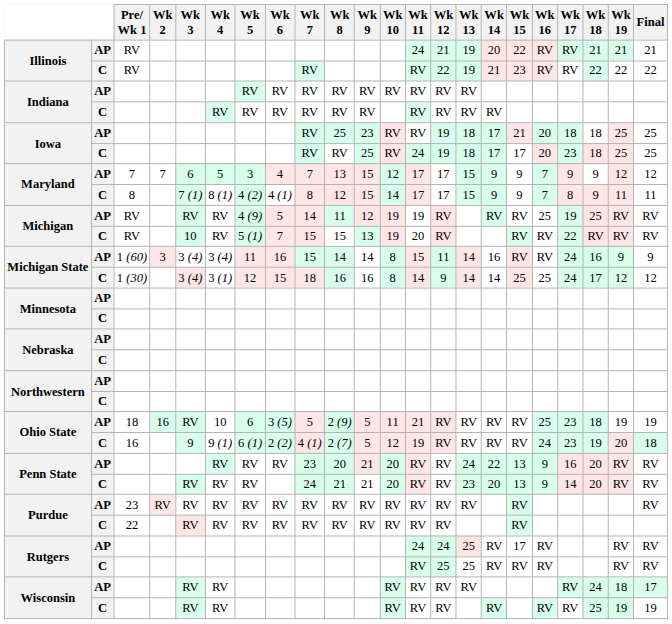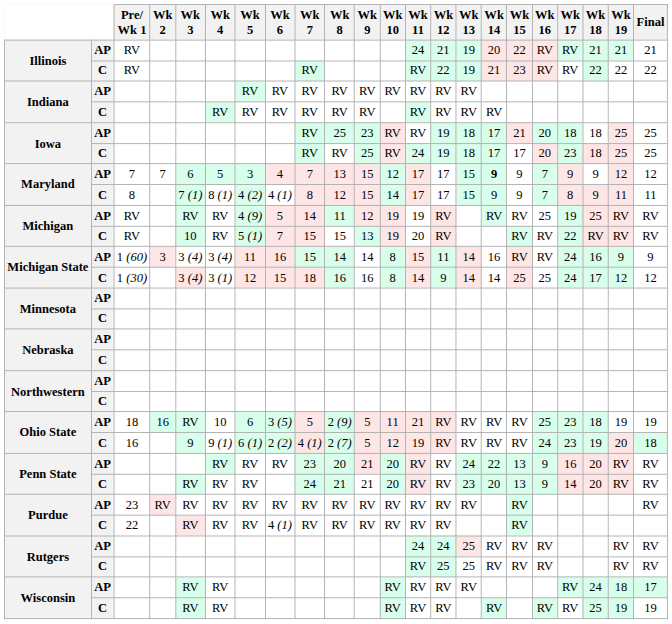(494, 174) normal -> (494, 174) bold
(280, 525) RV -> (280, 525) 4 (1)
(519, 546) 17 -> (519, 546) RV
